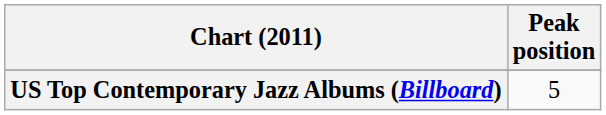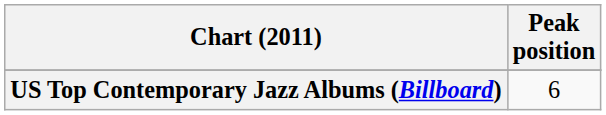(554, 89) 5 -> (554, 89) 6
